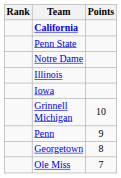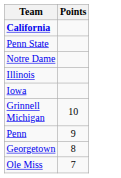- column: (18, 12)
